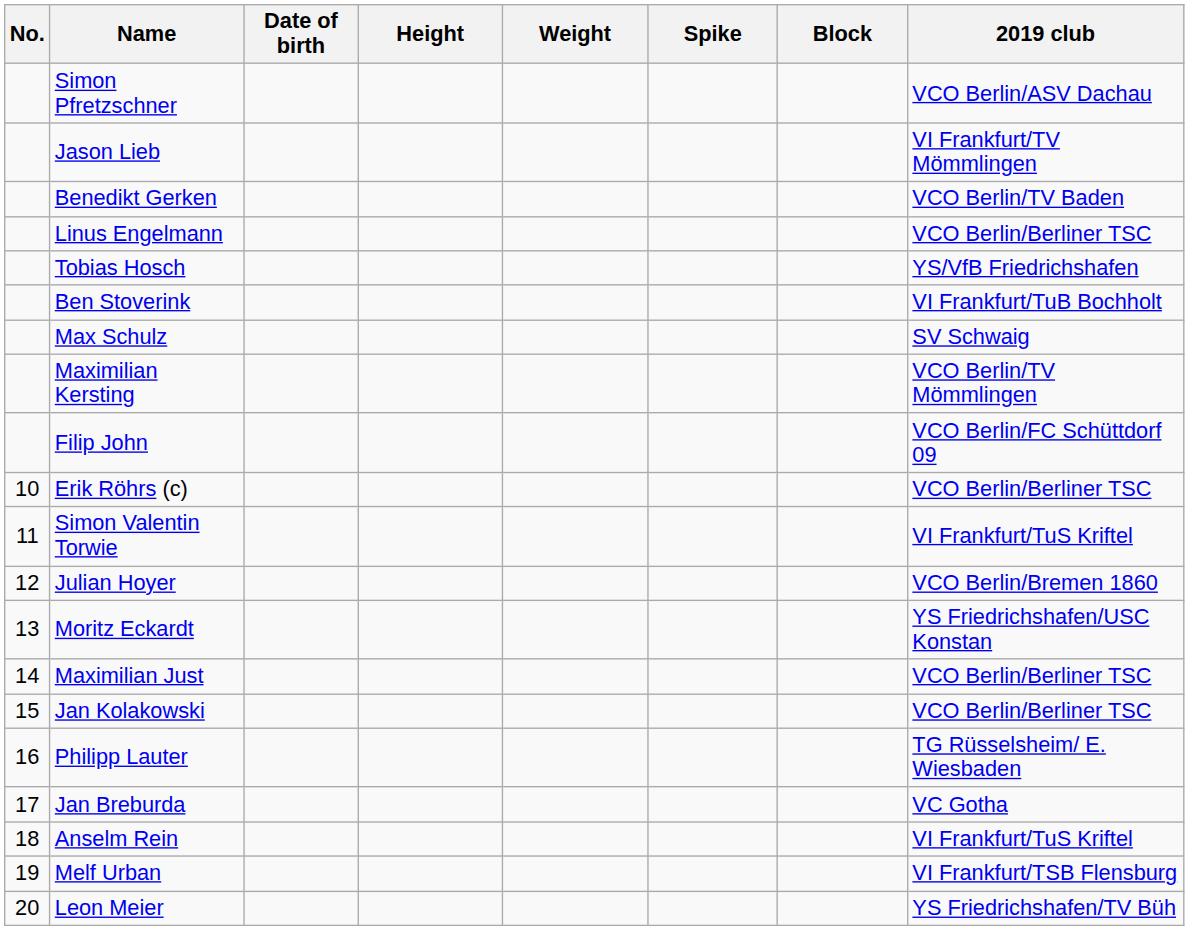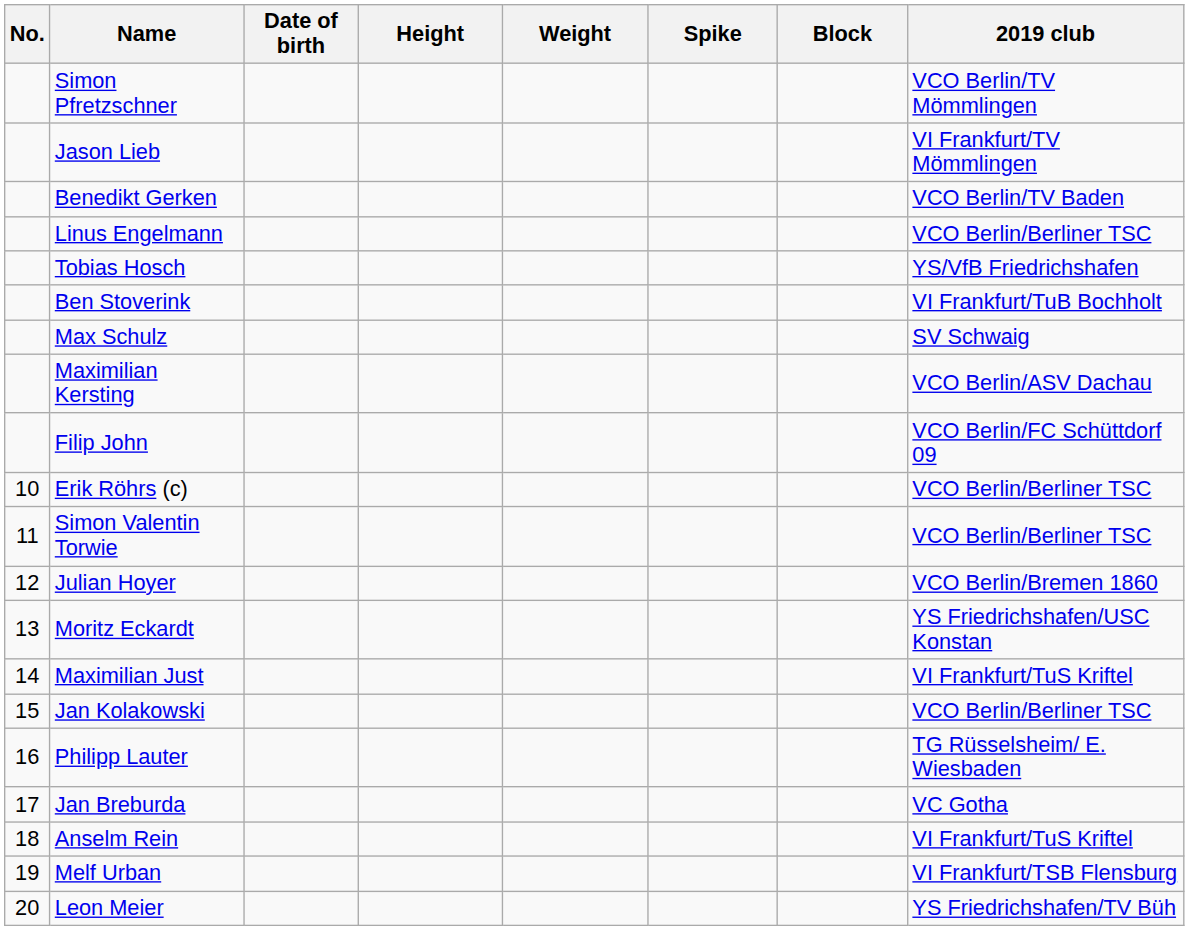(1032, 92) VCO Berlin/ASV Dachau -> (984, 92) VCO Berlin/TV Mömmlingen
(984, 383) VCO Berlin/TV Mömmlingen -> (1032, 383) VCO Berlin/ASV Dachau
(1023, 536) VI Frankfurt/TuS Kriftel -> (1032, 536) VCO Berlin/Berliner TSC
(1032, 676) VCO Berlin/Berliner TSC -> (1023, 676) VI Frankfurt/TuS Kriftel
